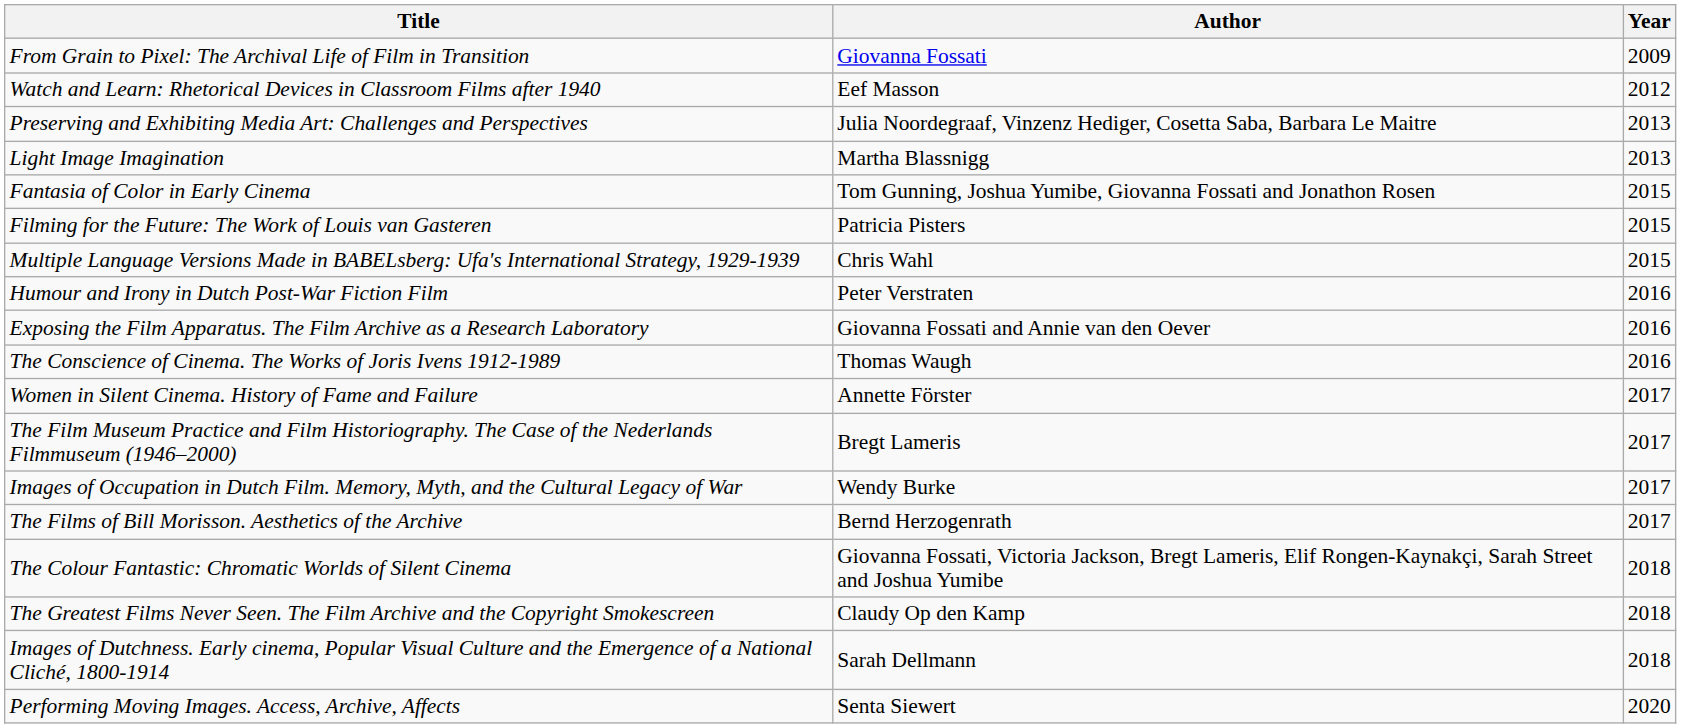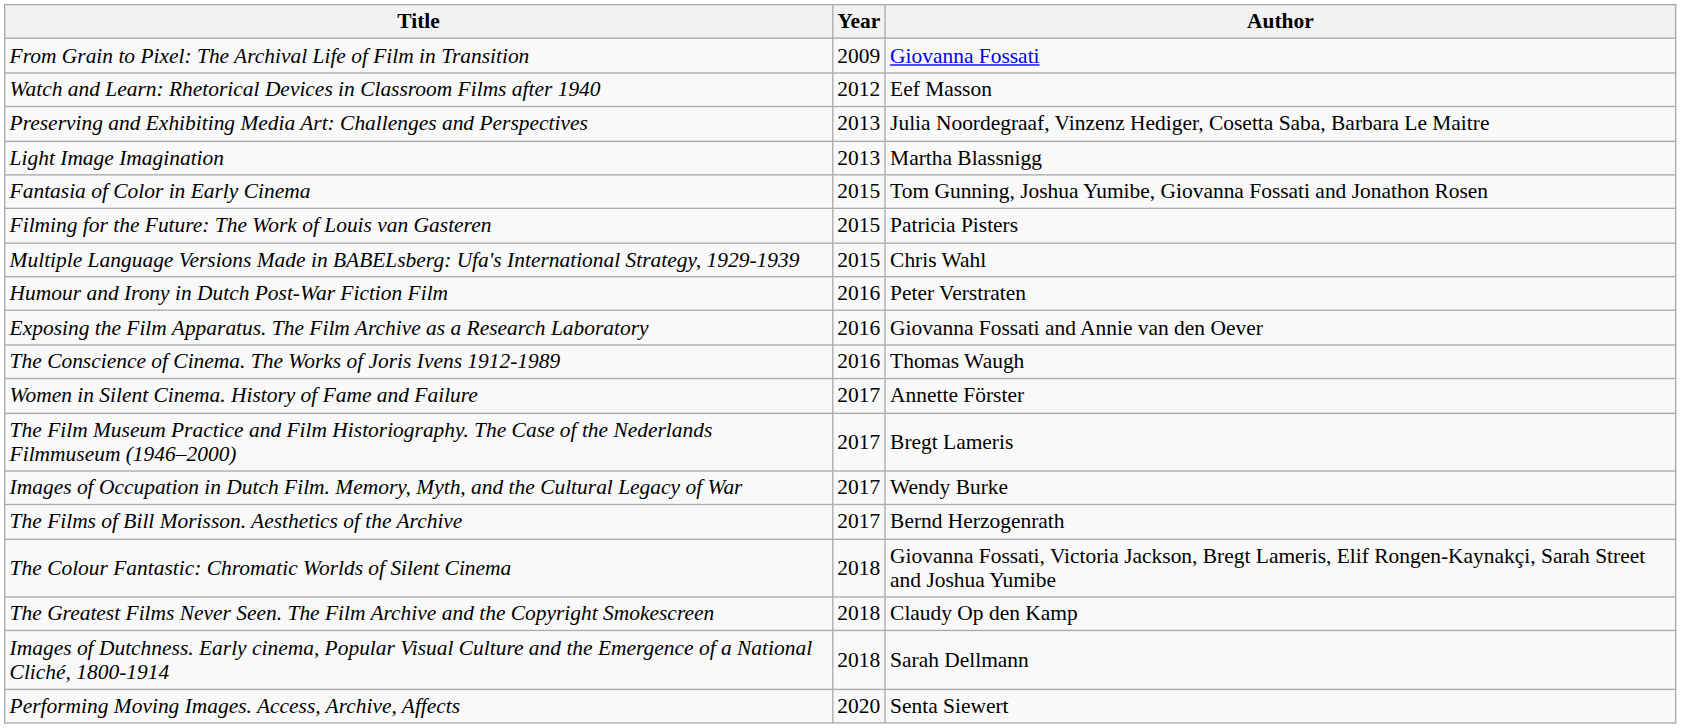columns swapped: (1228, 21) <-> (1649, 21)
